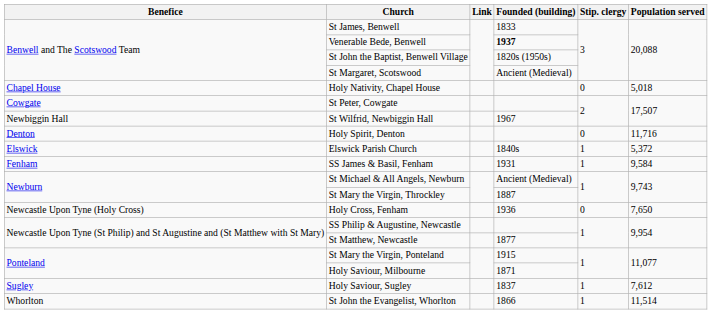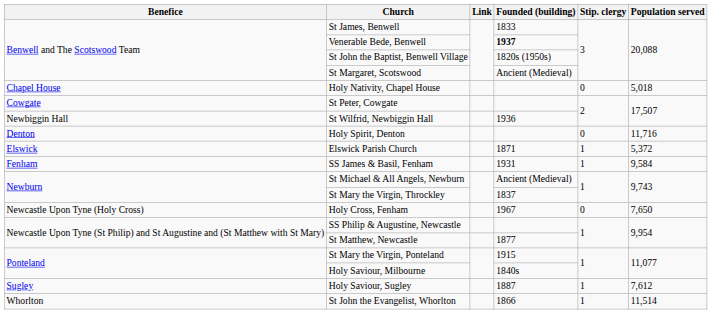(506, 118) 1967 -> (506, 118) 1936
(508, 149) 1840s -> (506, 149) 1871
(506, 194) 1887 -> (506, 194) 1837
(506, 210) 1936 -> (506, 210) 1967
(506, 270) 1871 -> (508, 270) 1840s
(506, 286) 1837 -> (506, 286) 1887
